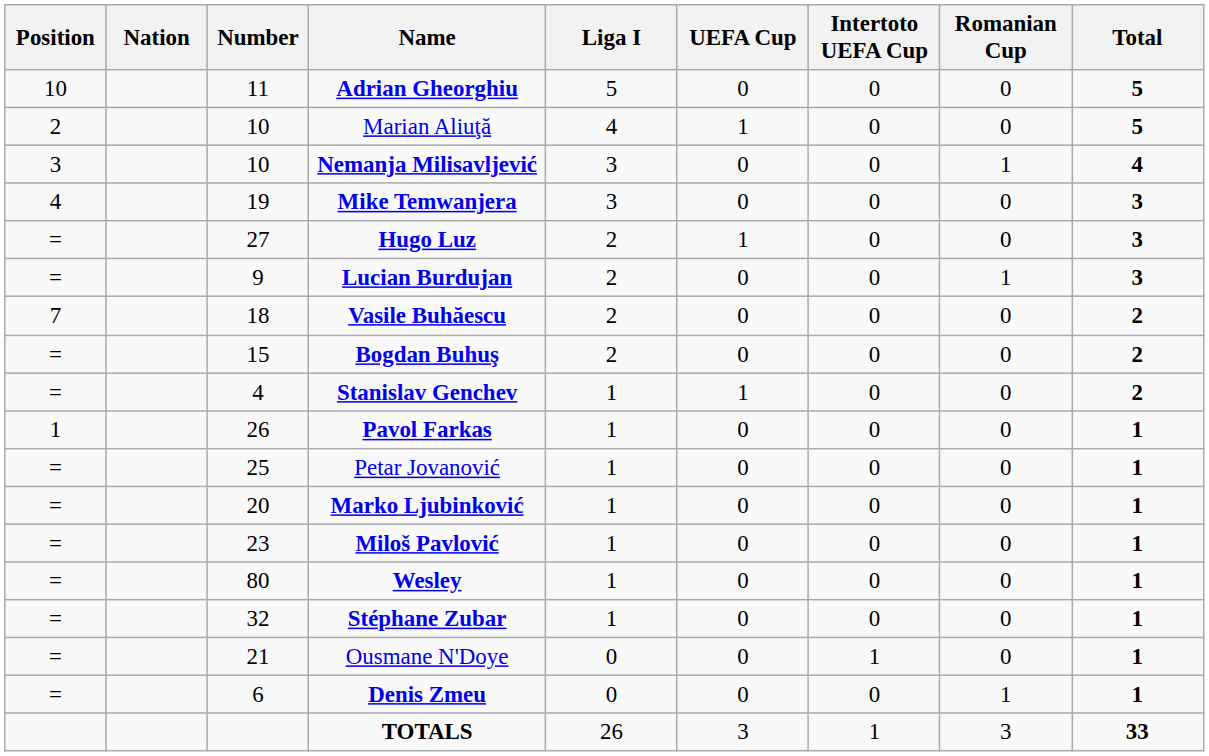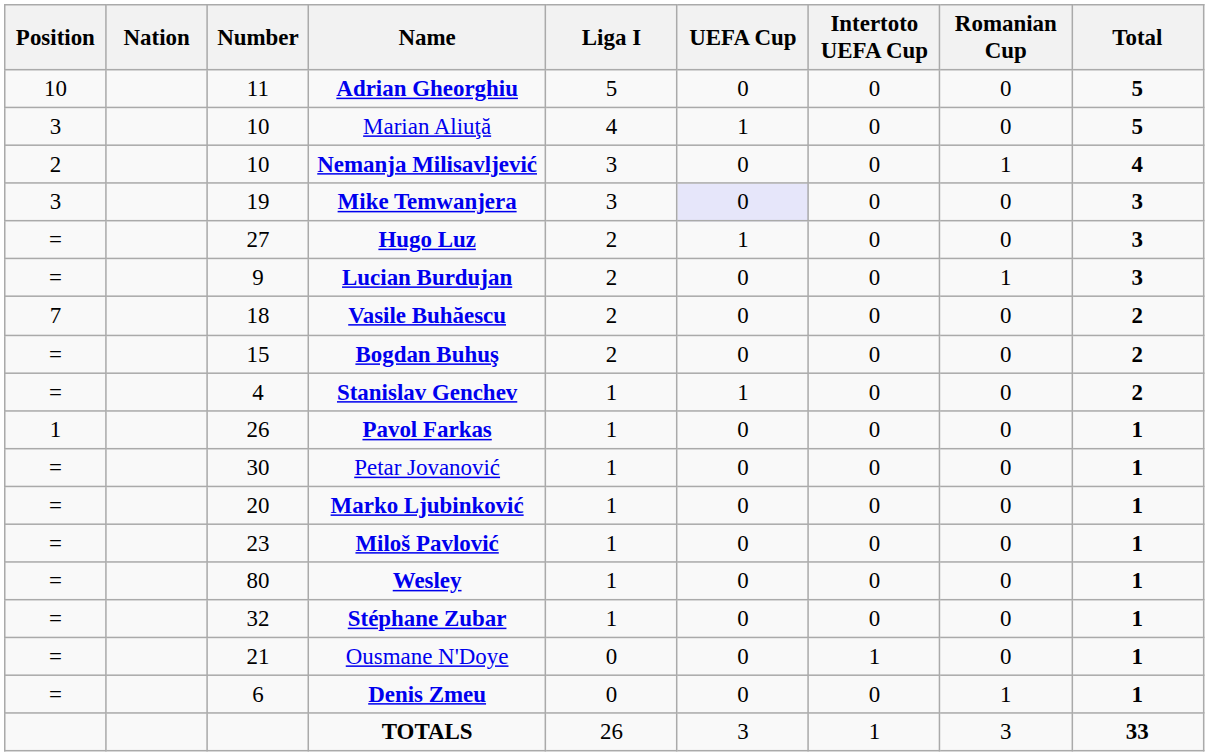(55, 126) 2 -> (55, 126) 3
(55, 164) 3 -> (55, 164) 2
(55, 202) 4 -> (55, 202) 3
(743, 202) no background -> (743, 202) lavender background
(258, 467) 25 -> (258, 467) 30
